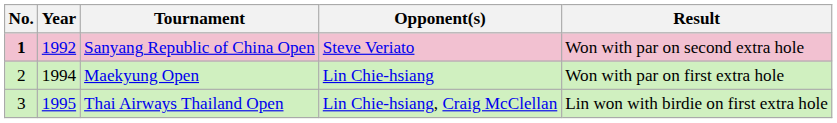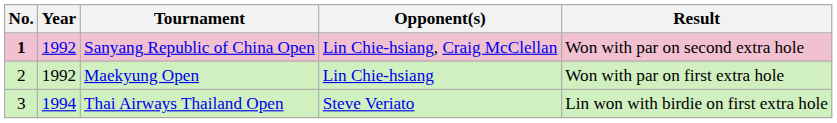(369, 47) Steve Veriato -> (440, 47) Lin Chie-hsiang, Craig McClellan
(59, 75) 1994 -> (59, 75) 1992
(59, 103) 1995 -> (59, 103) 1994
(440, 103) Lin Chie-hsiang, Craig McClellan -> (369, 103) Steve Veriato
